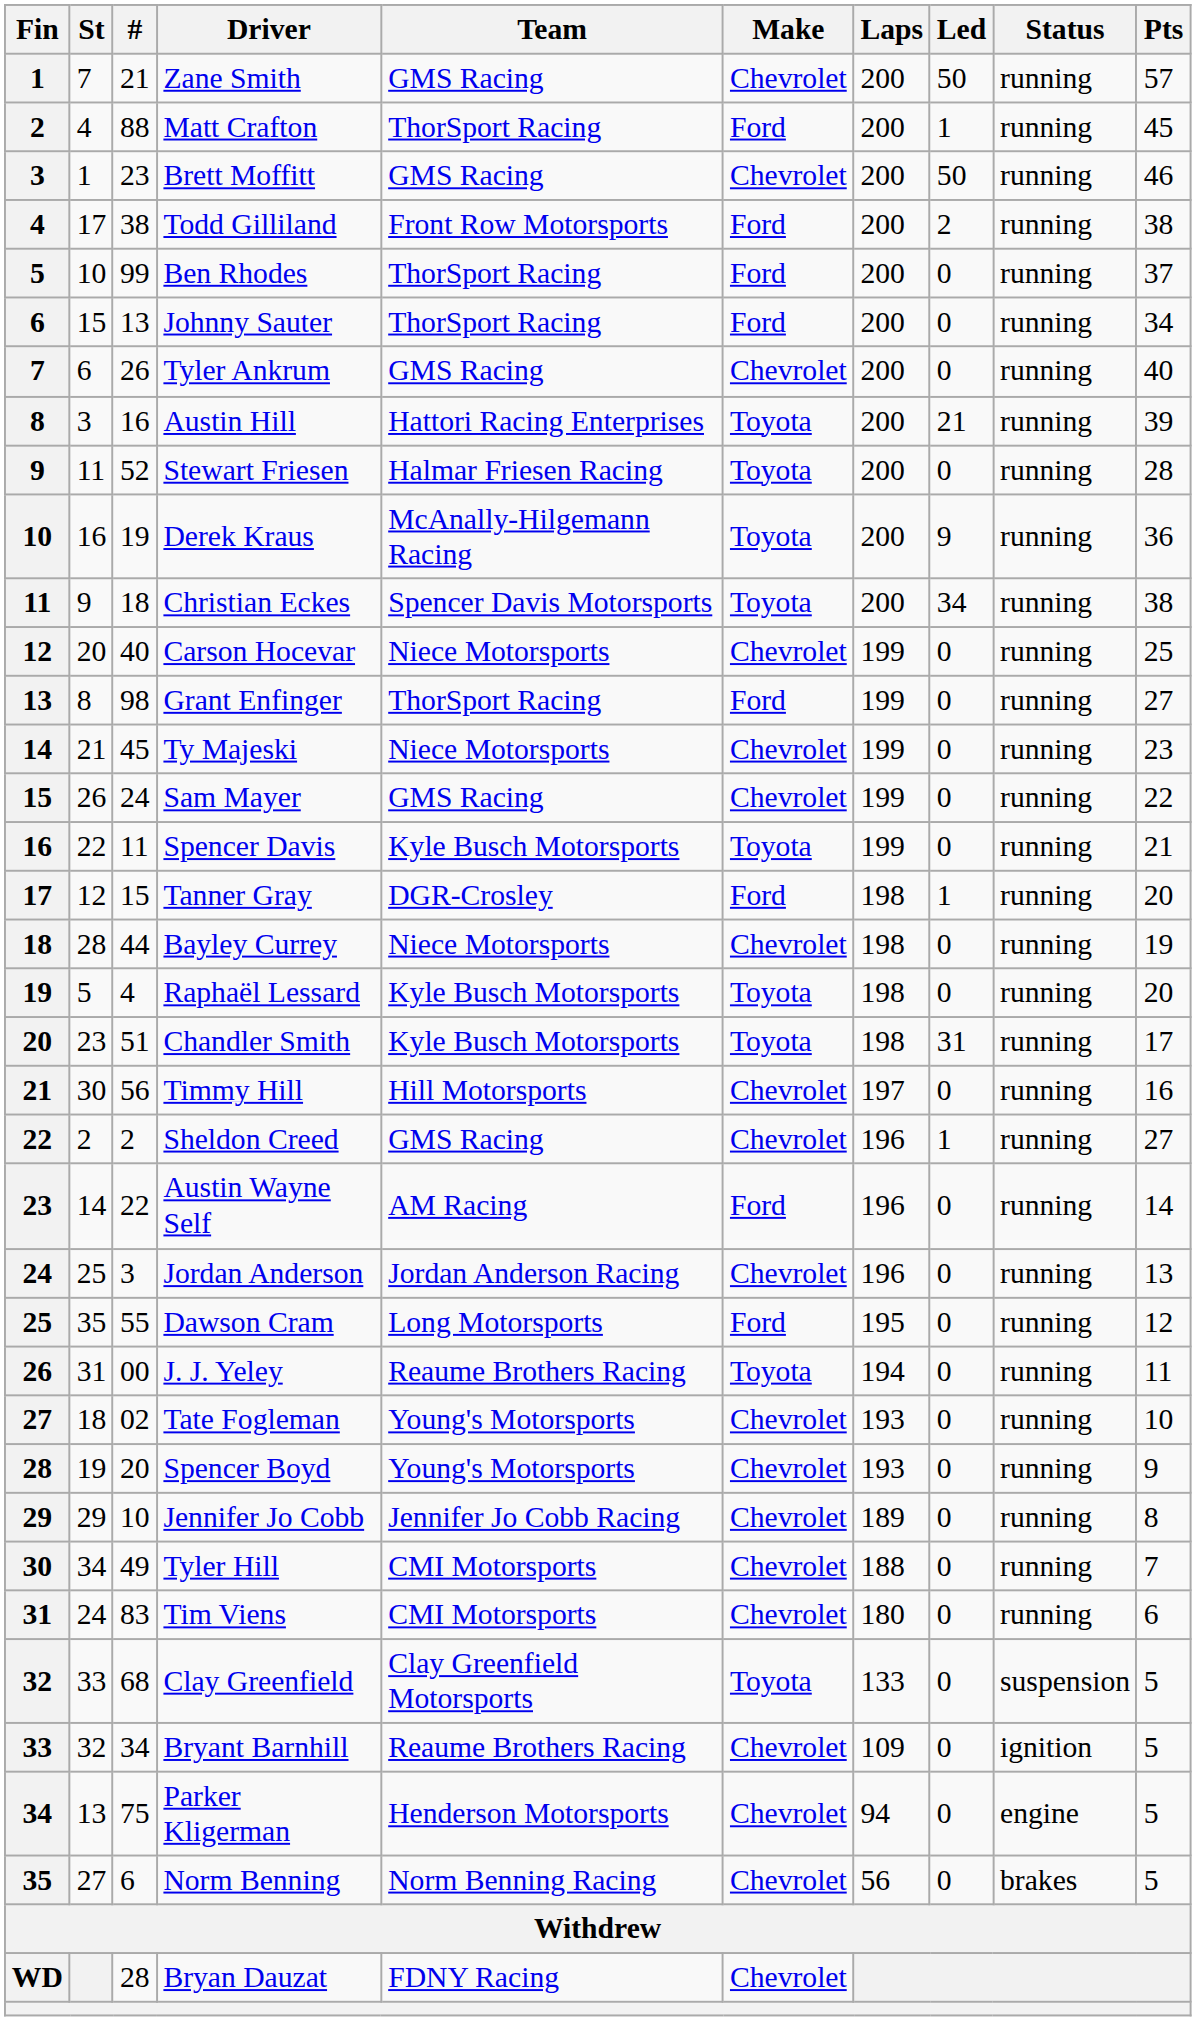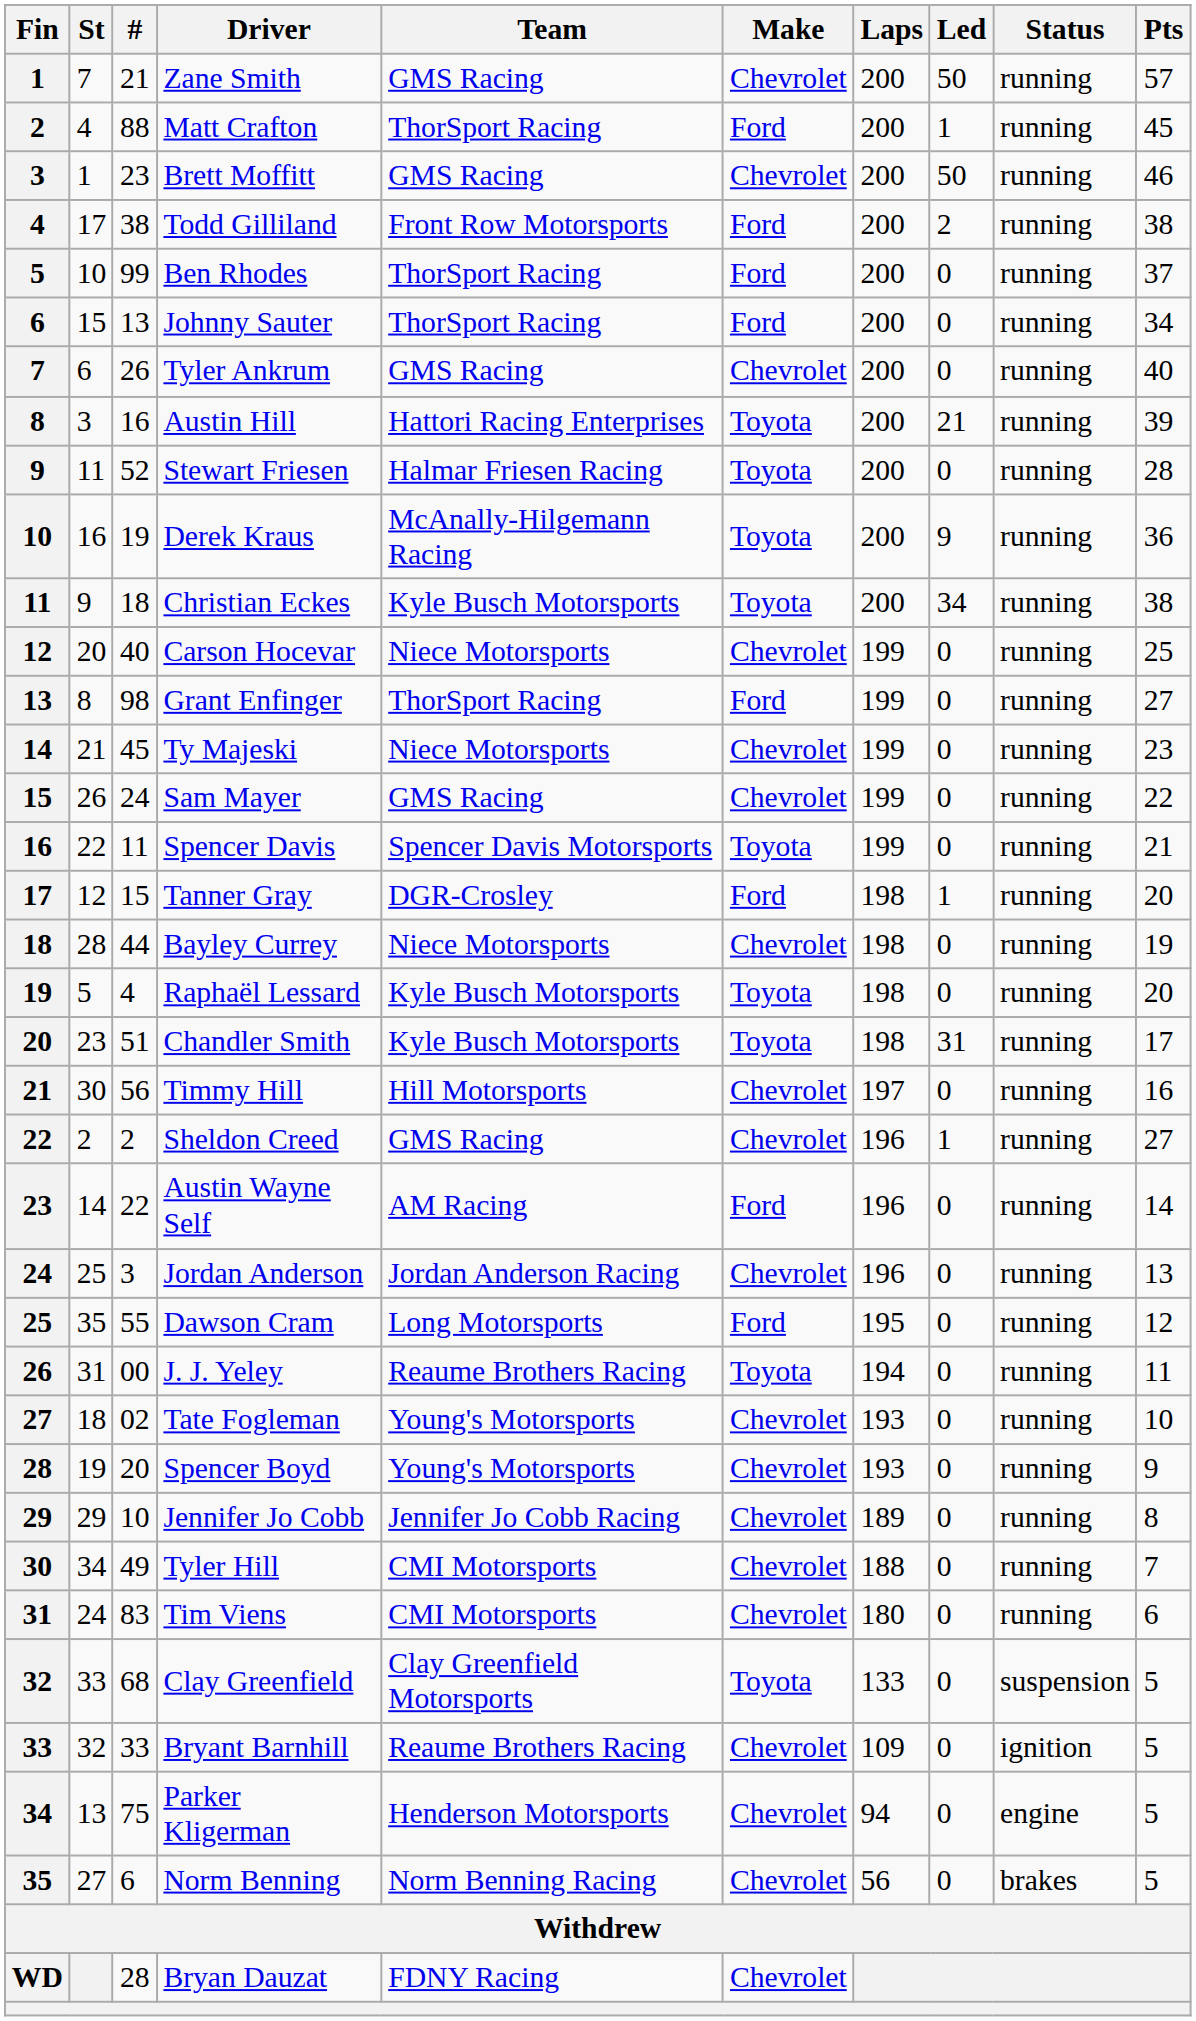(550, 601) Spencer Davis Motorsports -> (534, 601) Kyle Busch Motorsports
(534, 846) Kyle Busch Motorsports -> (550, 846) Spencer Davis Motorsports
(135, 1747) 34 -> (135, 1747) 33
